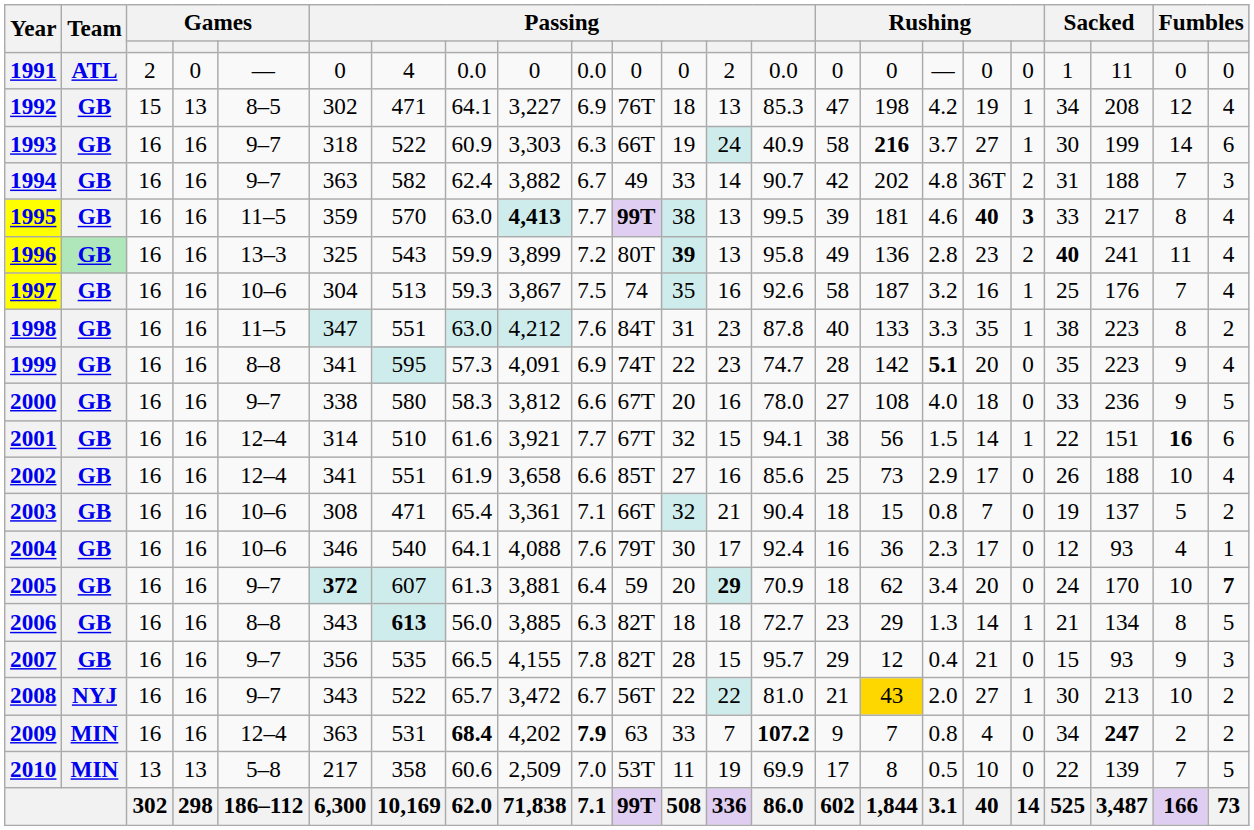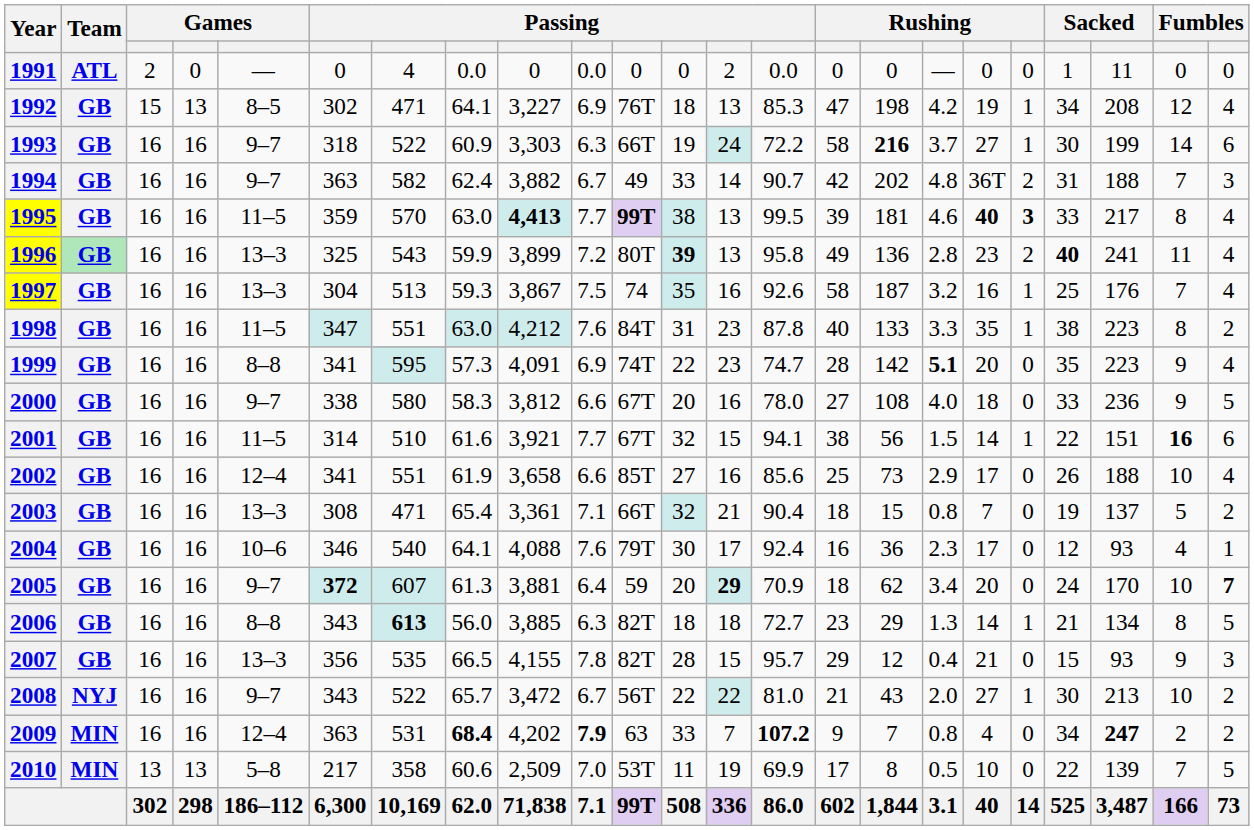(783, 143) 40.9 -> (783, 143) 72.2
(263, 291) 10–6 -> (263, 291) 13–3
(263, 438) 12–4 -> (263, 438) 11–5
(263, 511) 10–6 -> (263, 511) 13–3
(263, 659) 9–7 -> (263, 659) 13–3
(892, 695) gold background -> (892, 695) no background
